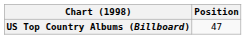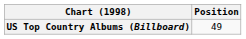(217, 27) 47 -> (217, 27) 49
